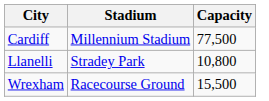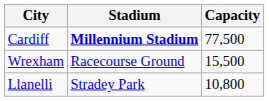(130, 38) normal -> (134, 38) bold
rows swapped: (36, 84) <-> (30, 61)
